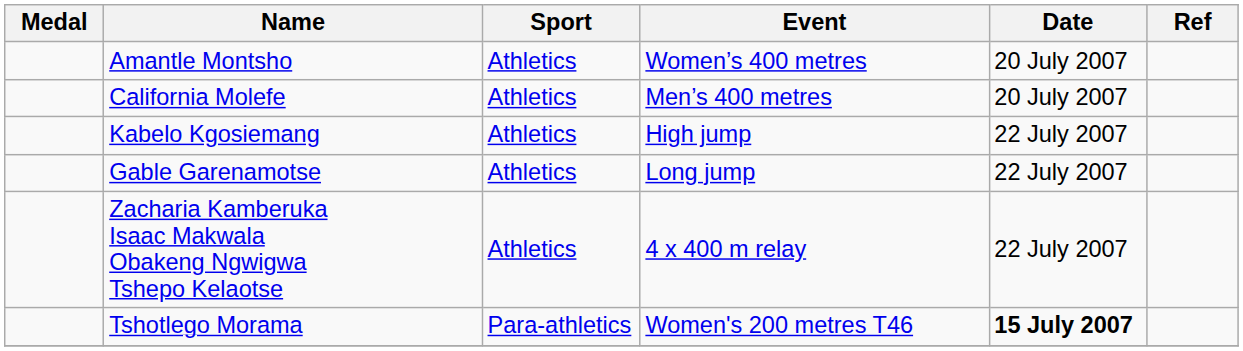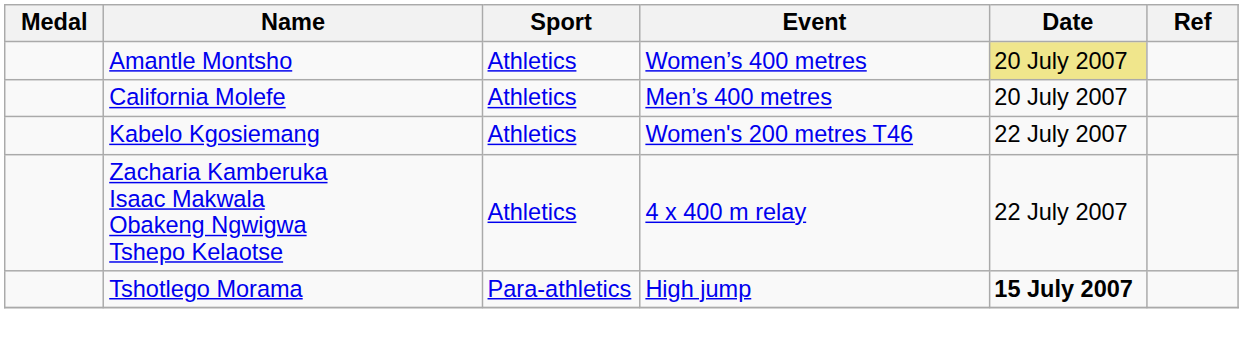(1061, 60) no background -> (1061, 60) khaki background
(698, 135) High jump -> (779, 135) Women's 200 metres T46
- row: (215, 172)
(779, 326) Women's 200 metres T46 -> (698, 289) High jump
